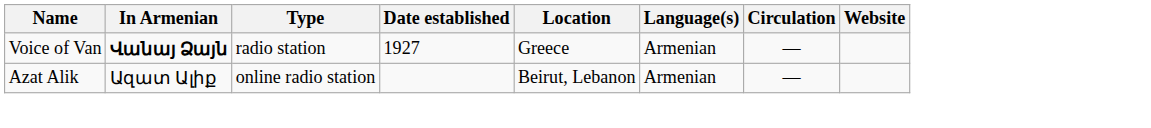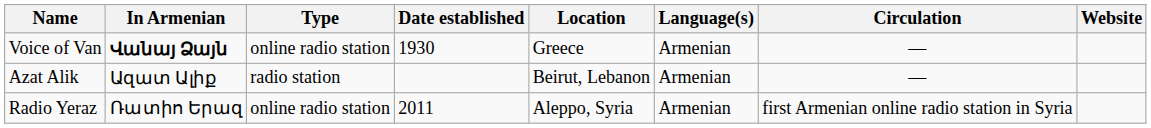(281, 48) radio station -> (320, 48) online radio station
(402, 48) 1927 -> (416, 48) 1930
(305, 77) online radio station -> (295, 77) radio station
+ row: (53, 107)
